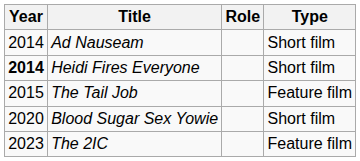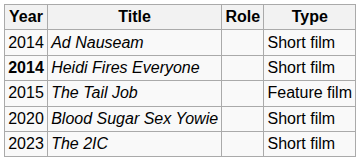(310, 144) Feature film -> (301, 144) Short film
